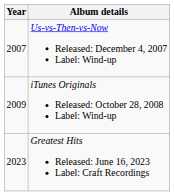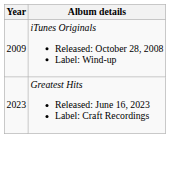- row: (99, 43)
